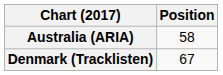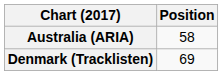(187, 59) 67 -> (187, 59) 69
